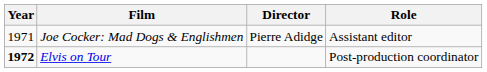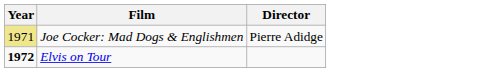- column: (404, 15)
(21, 36) no background -> (21, 36) khaki background
